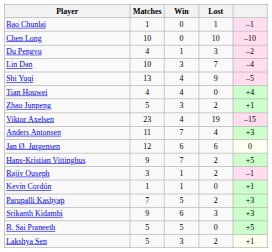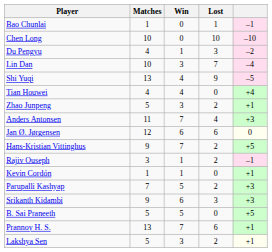- row: (30, 119)
+ row: (28, 227)
